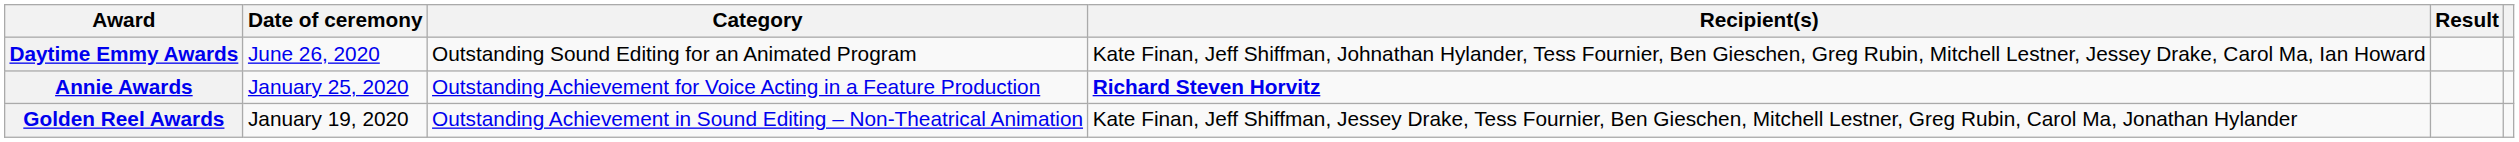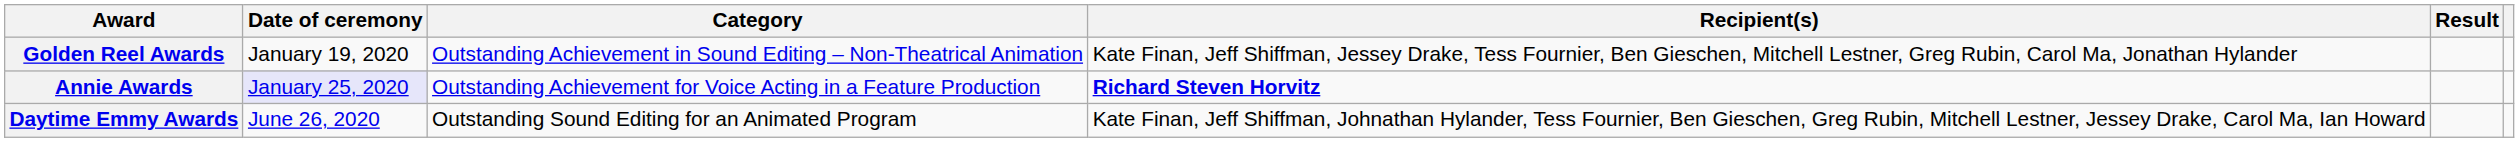rows swapped: (124, 119) <-> (124, 53)
(328, 86) no background -> (328, 86) lavender background
